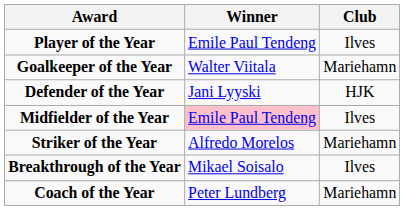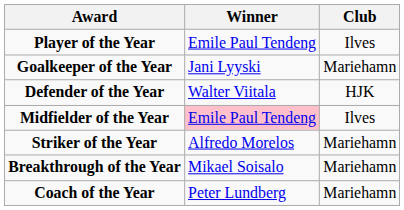(232, 67) Walter Viitala -> (224, 67) Jani Lyyski
(224, 92) Jani Lyyski -> (232, 92) Walter Viitala
(360, 167) Ilves -> (360, 167) Mariehamn
